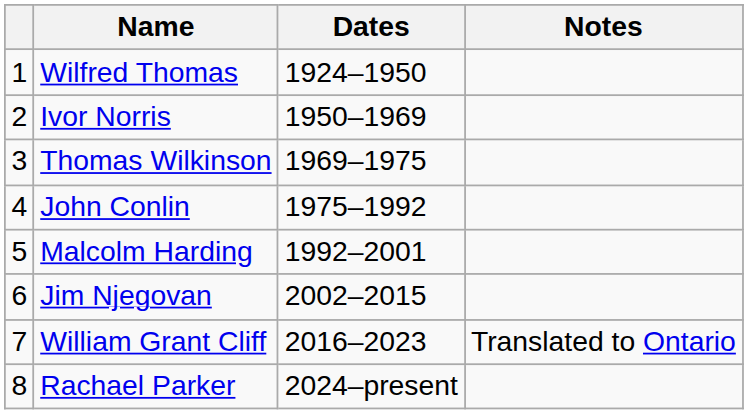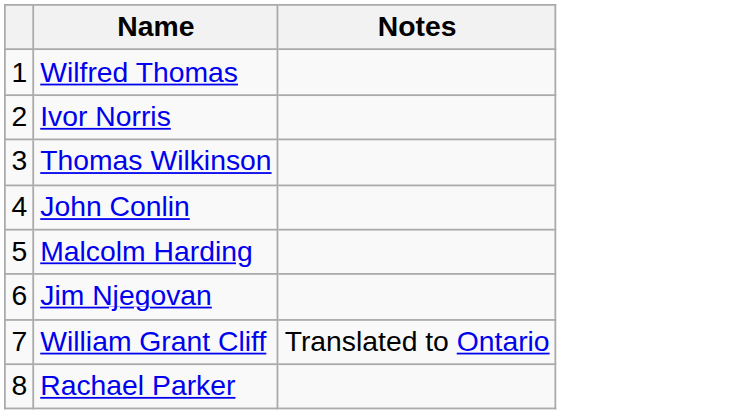- column: (371, 26)
